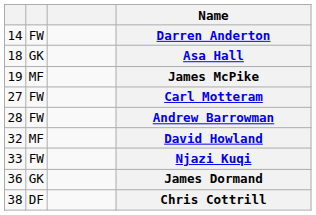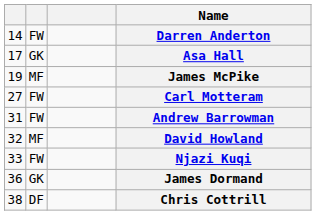(15, 56) 18 -> (15, 56) 17
(15, 118) 28 -> (15, 118) 31
